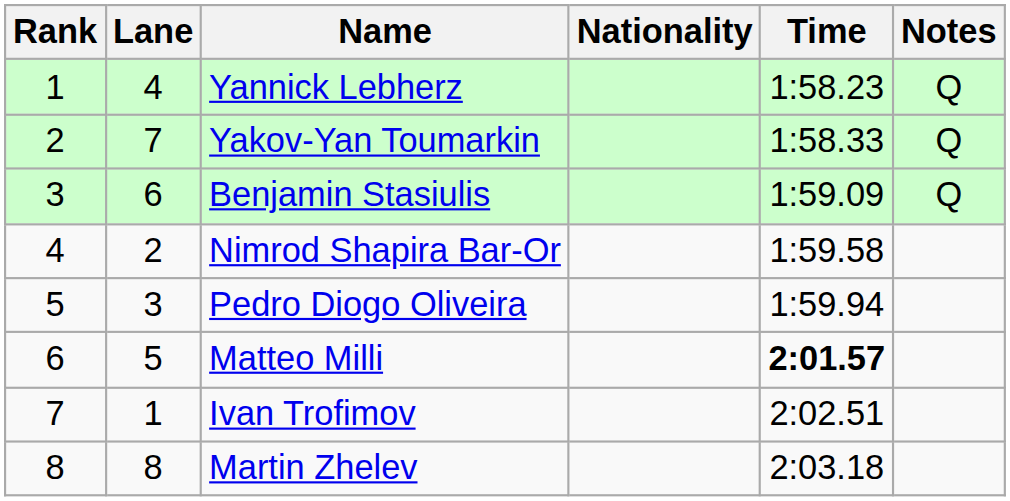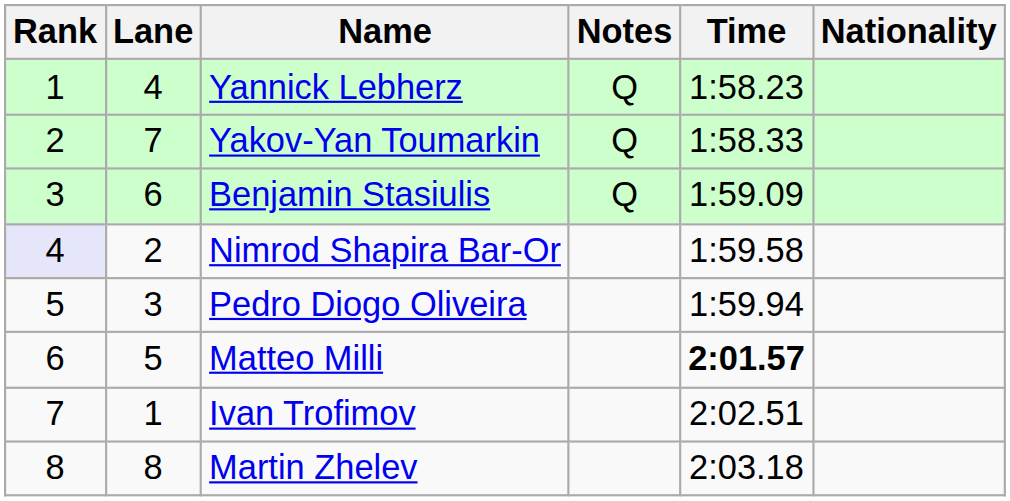columns swapped: (665, 31) <-> (949, 31)
(55, 250) no background -> (55, 250) lavender background
